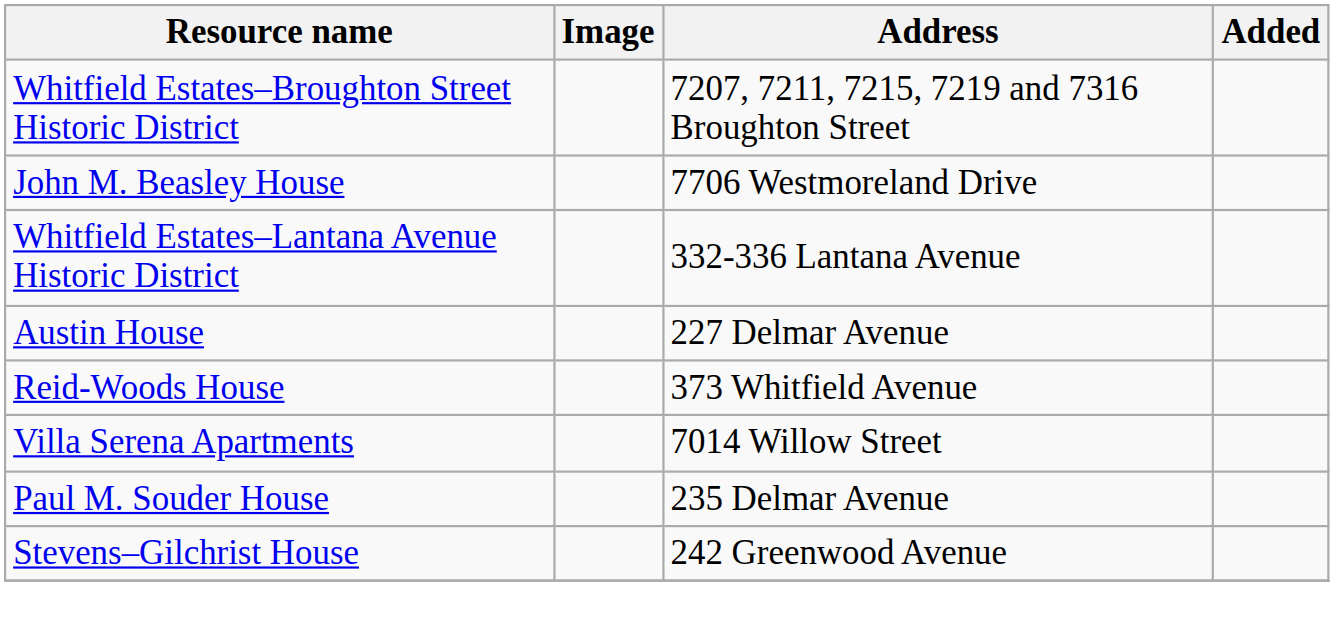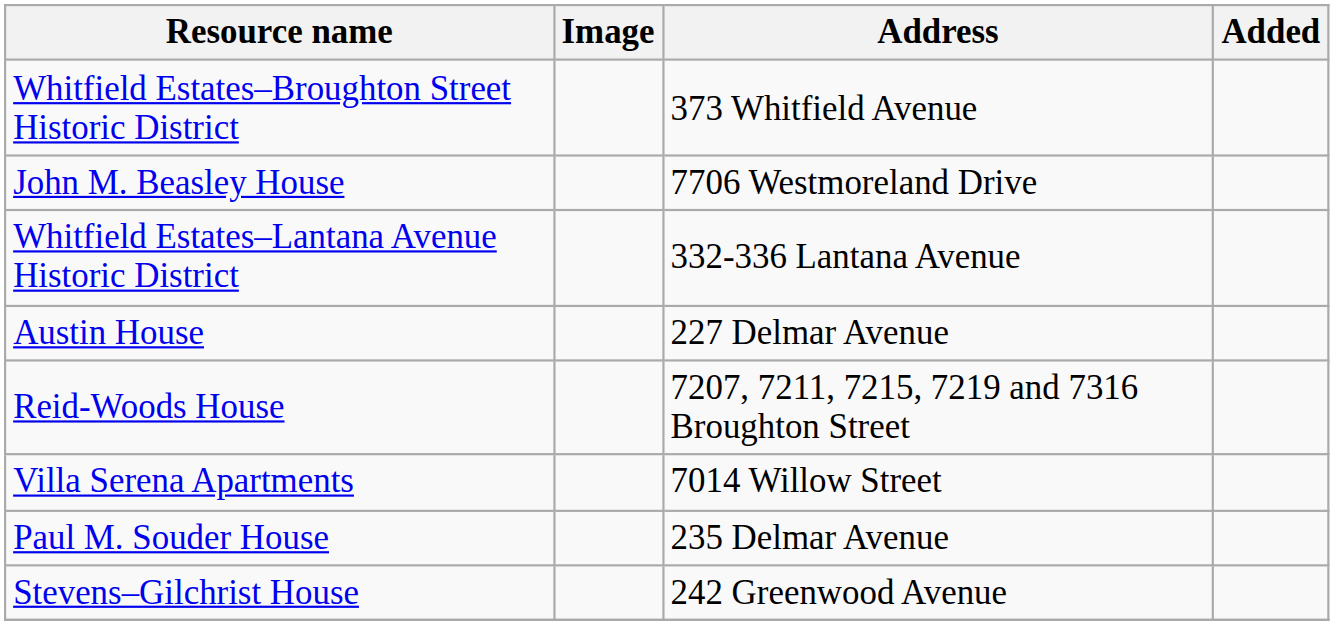(904, 107) 7207, 7211, 7215, 7219 and 7316 Broughton Street -> (824, 107) 373 Whitfield Avenue
(824, 387) 373 Whitfield Avenue -> (904, 406) 7207, 7211, 7215, 7219 and 7316 Broughton Street
